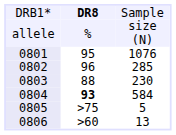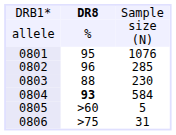(88, 108) >75 -> (88, 108) >60
(88, 122) >60 -> (88, 122) >75
(142, 122) 13 -> (142, 122) 31
